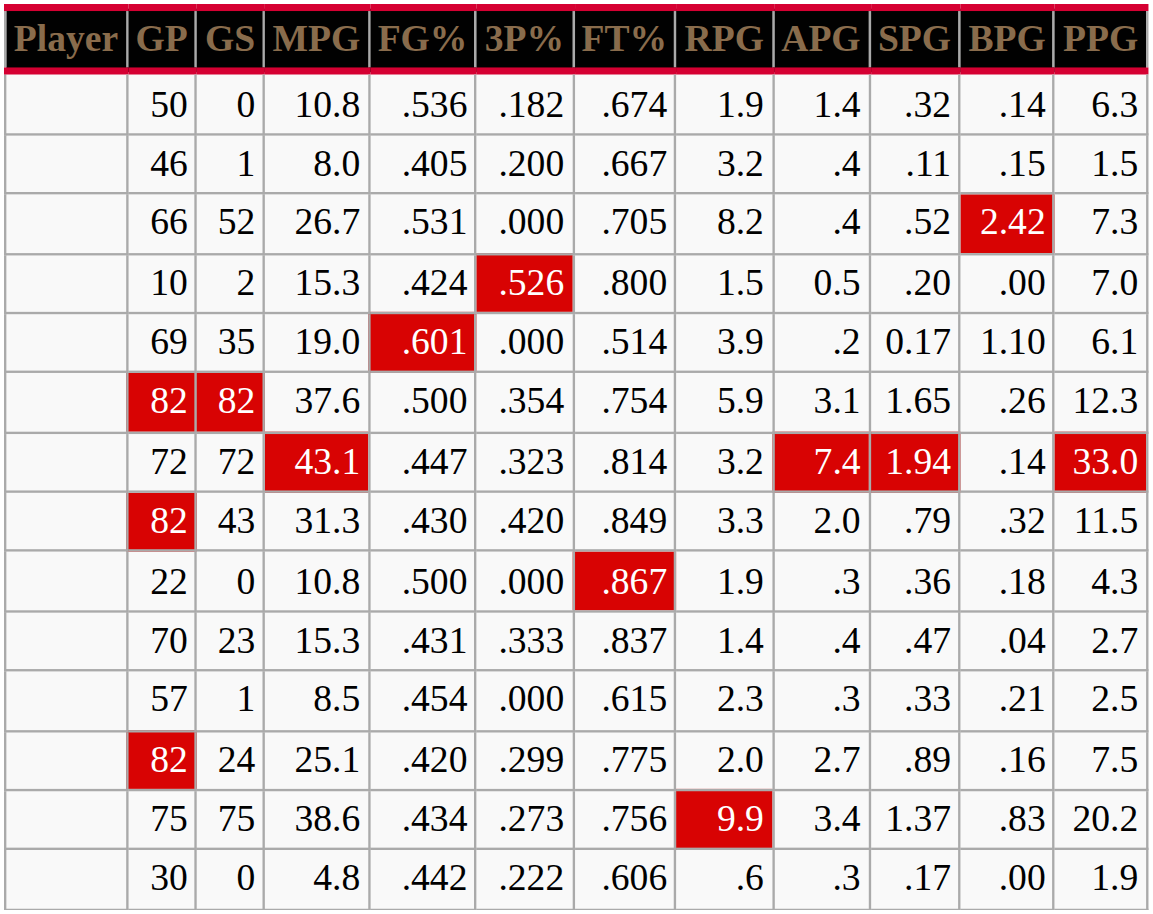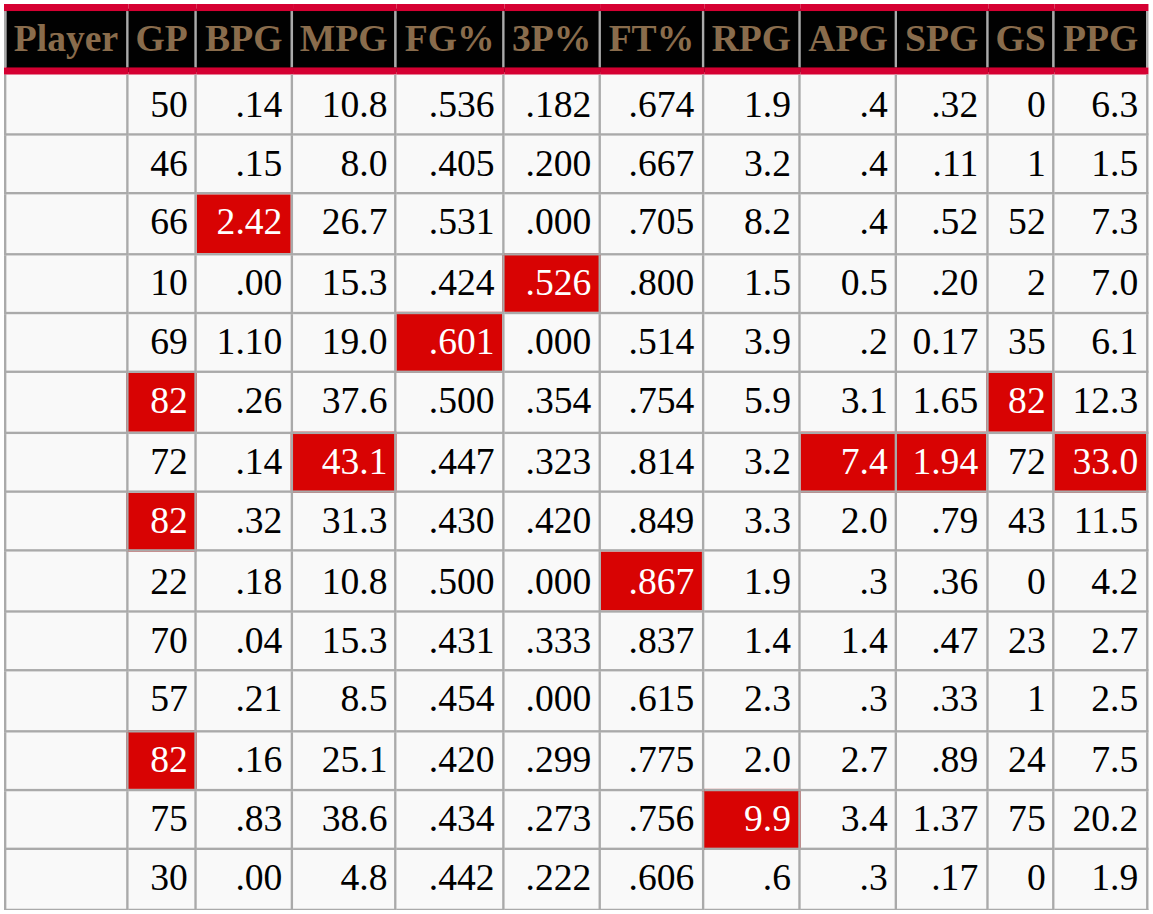columns swapped: (230, 39) <-> (1007, 39)
(837, 103) 1.4 -> (874, 103) .4
(1115, 580) 4.3 -> (1115, 580) 4.2
(847, 640) .4 -> (864, 640) 1.4
